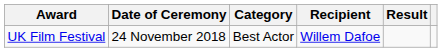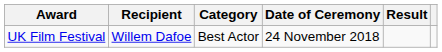columns swapped: (169, 15) <-> (340, 15)
